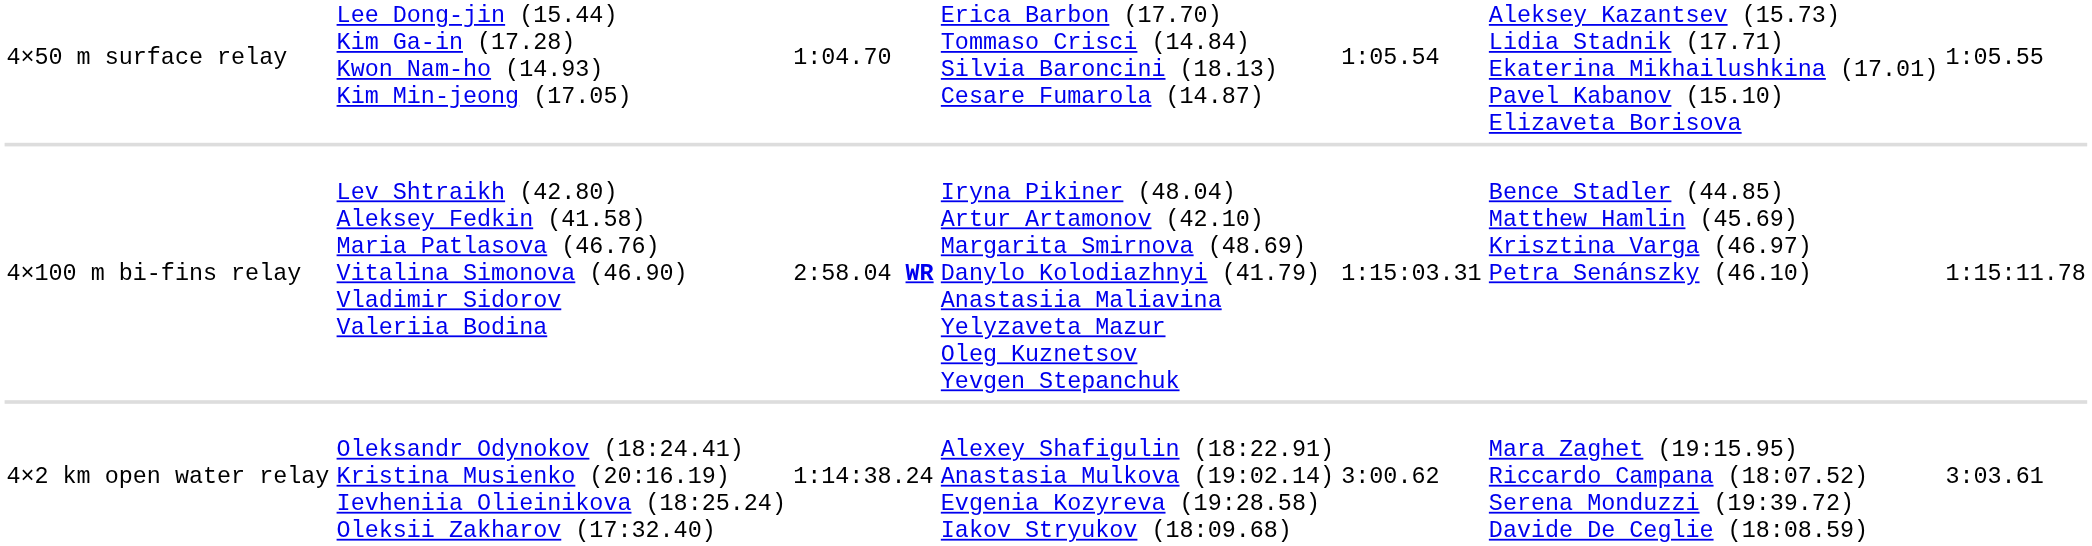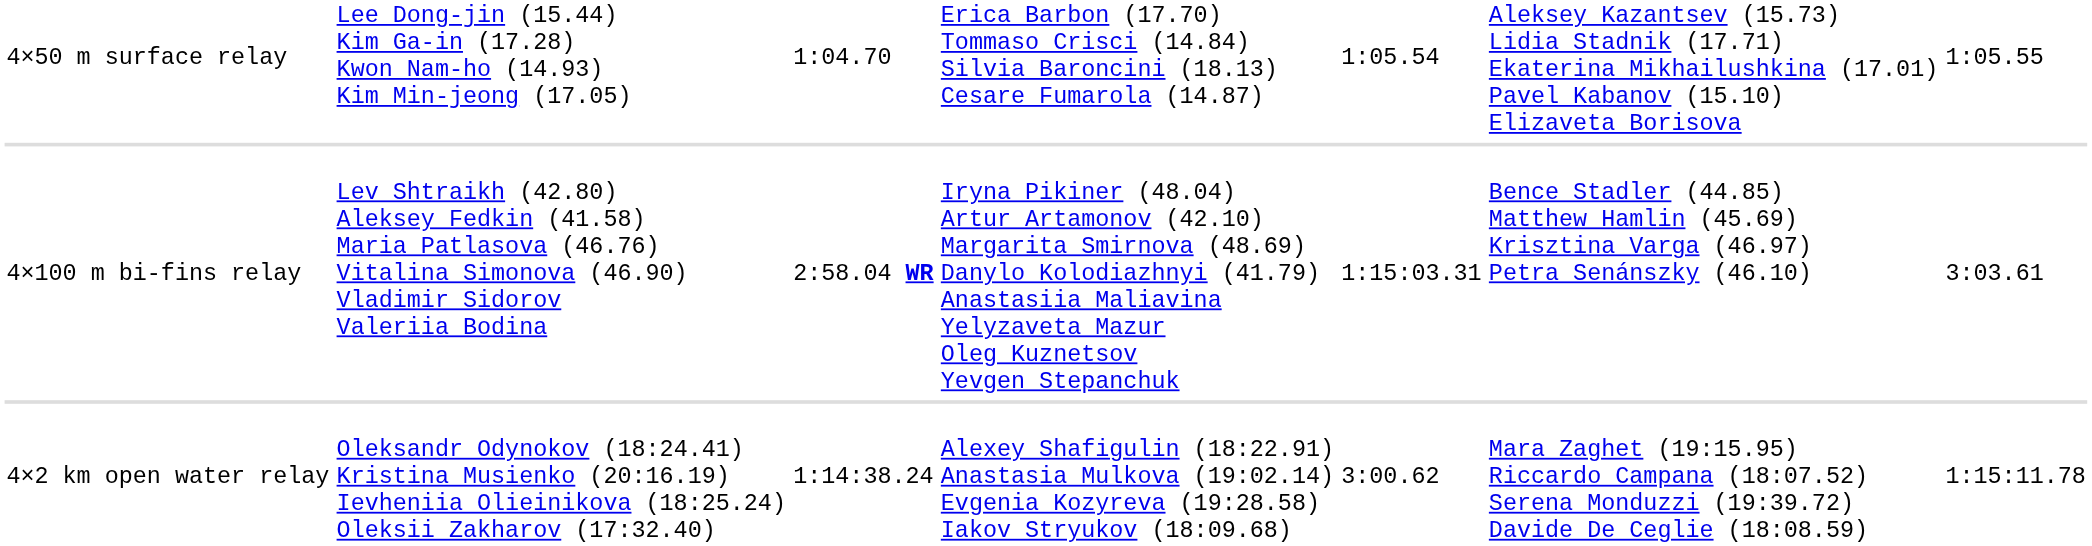(2016, 273) 1:15:11.78 -> (1995, 273) 3:03.61
(1995, 477) 3:03.61 -> (2016, 477) 1:15:11.78
